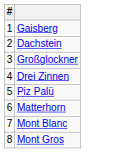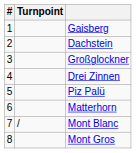+ column: (40, 12)
